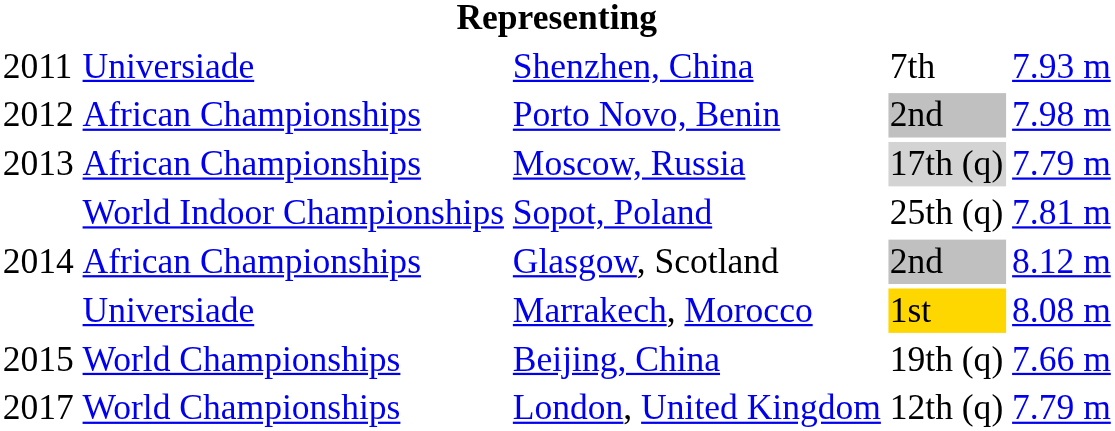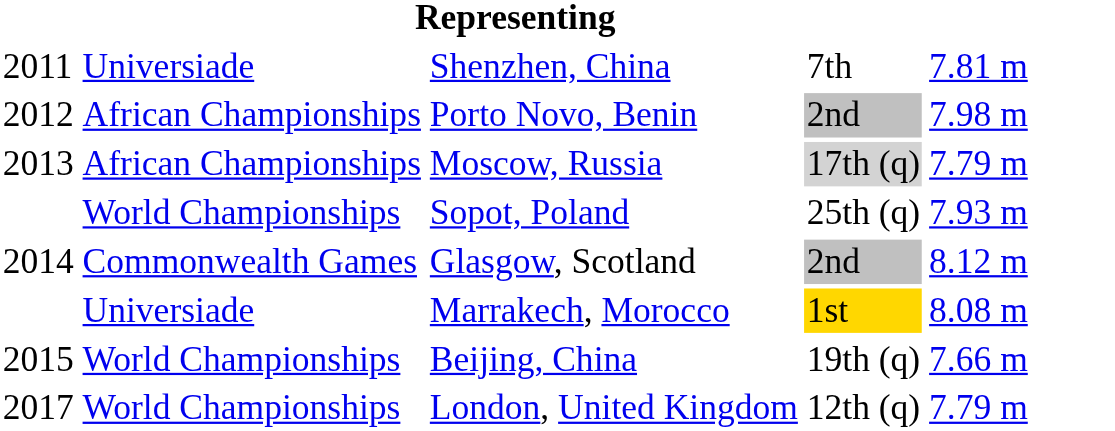(1061, 65) 7.93 m -> (978, 65) 7.81 m
(293, 212) World Indoor Championships -> (241, 212) World Championships
(1061, 212) 7.81 m -> (978, 212) 7.93 m
(252, 261) African Championships -> (250, 261) Commonwealth Games
